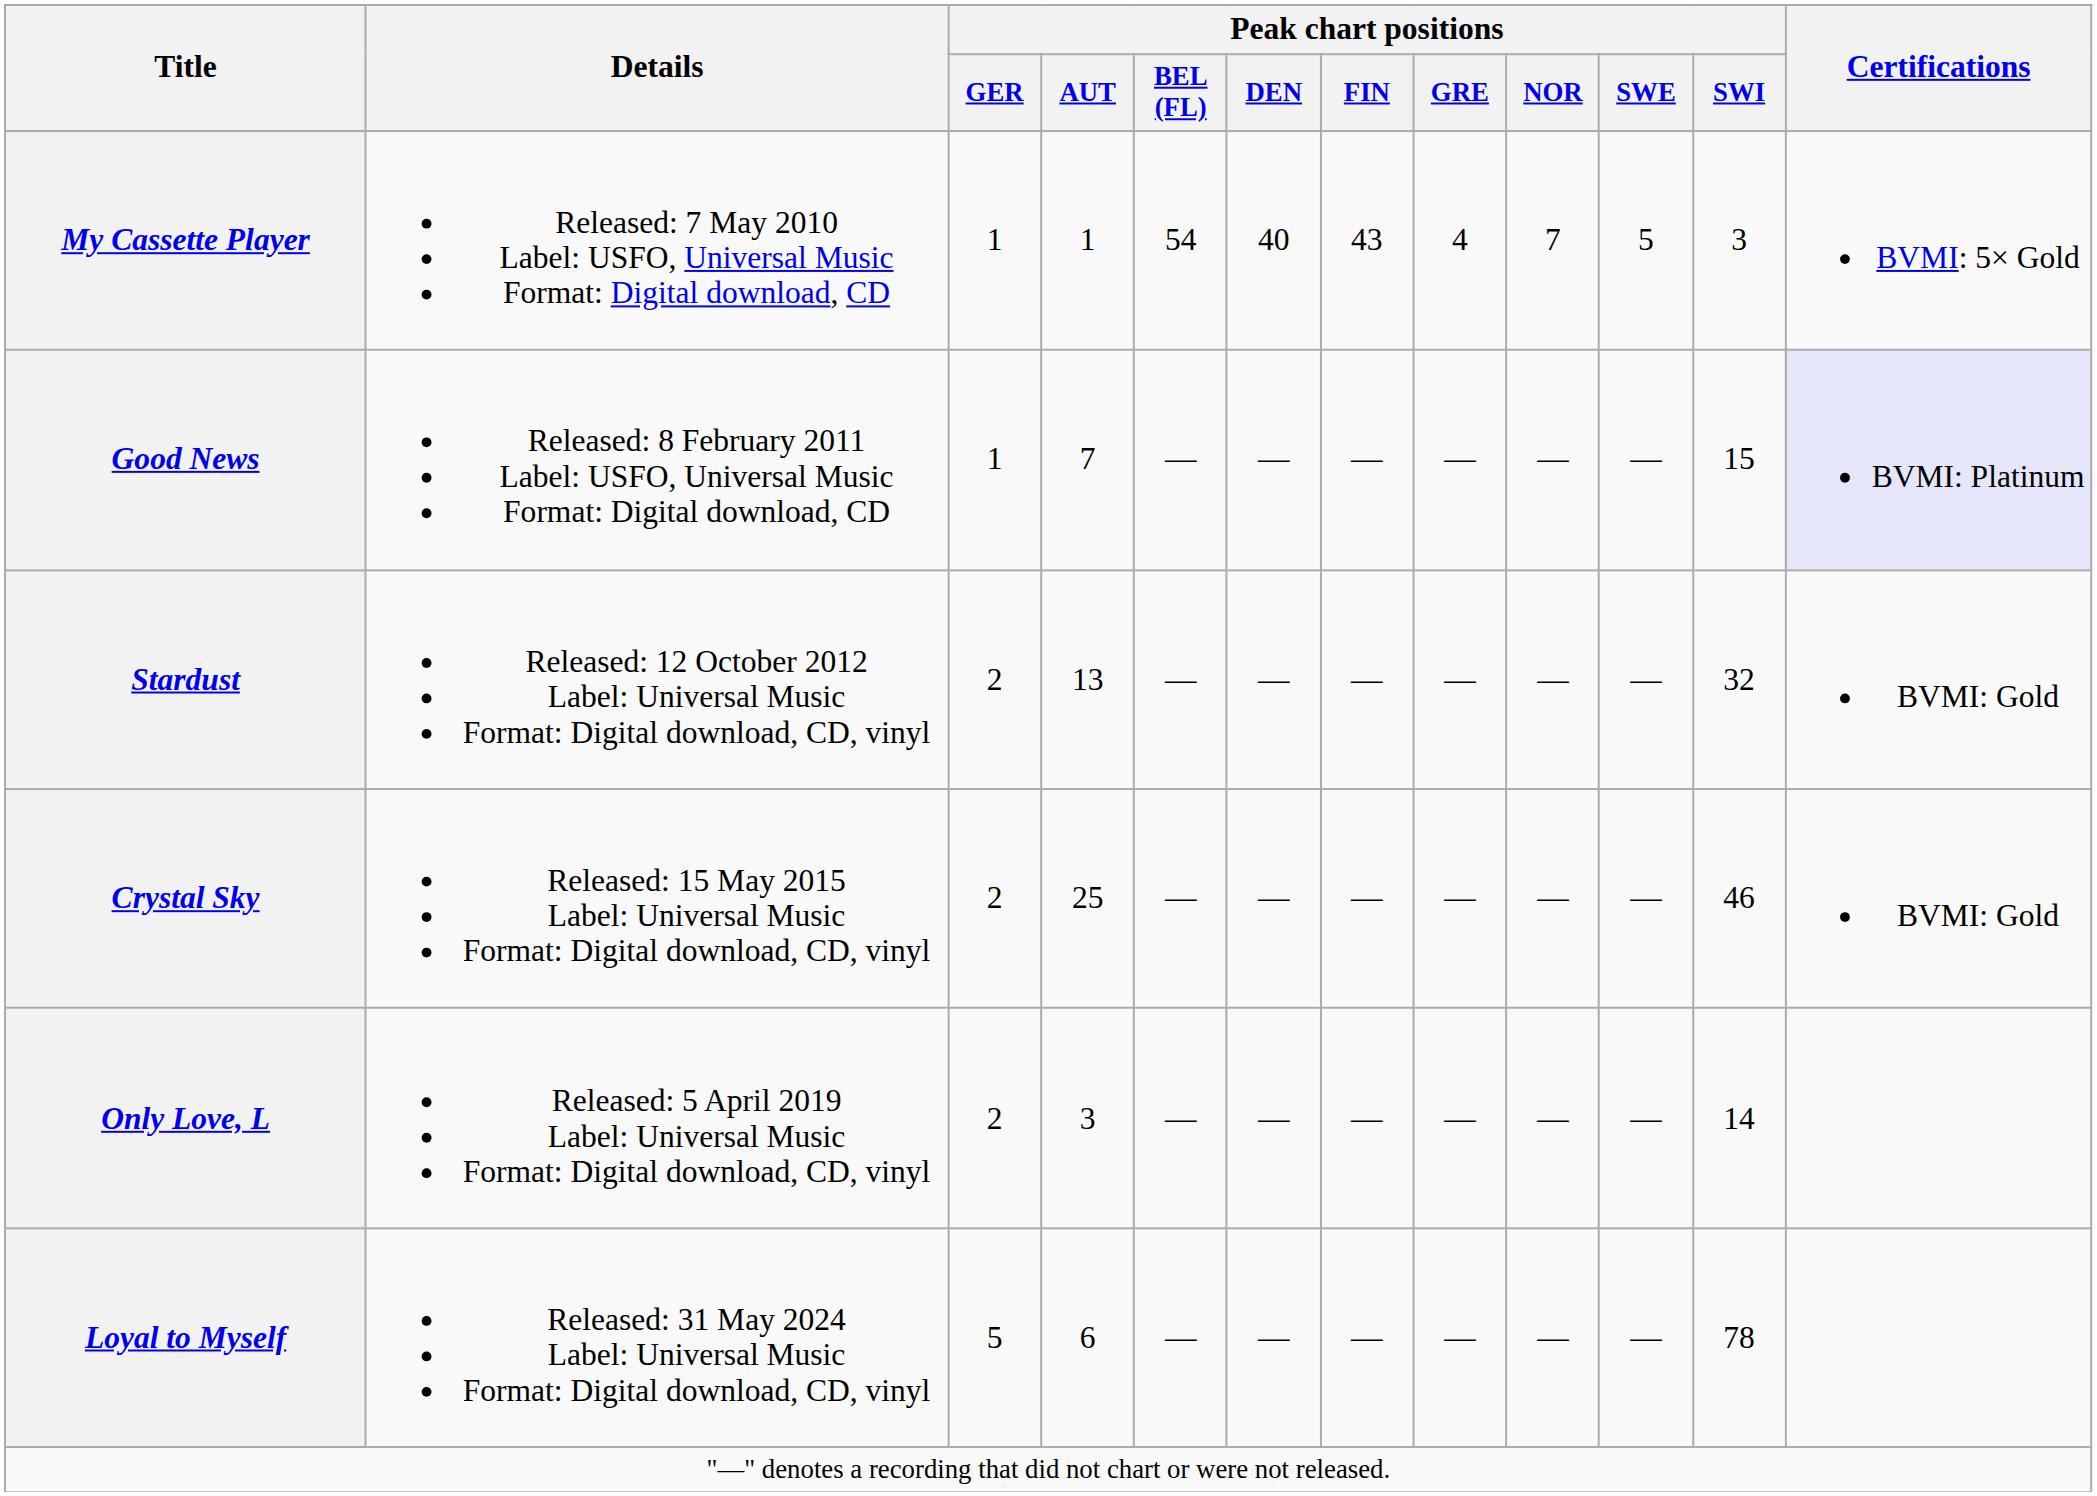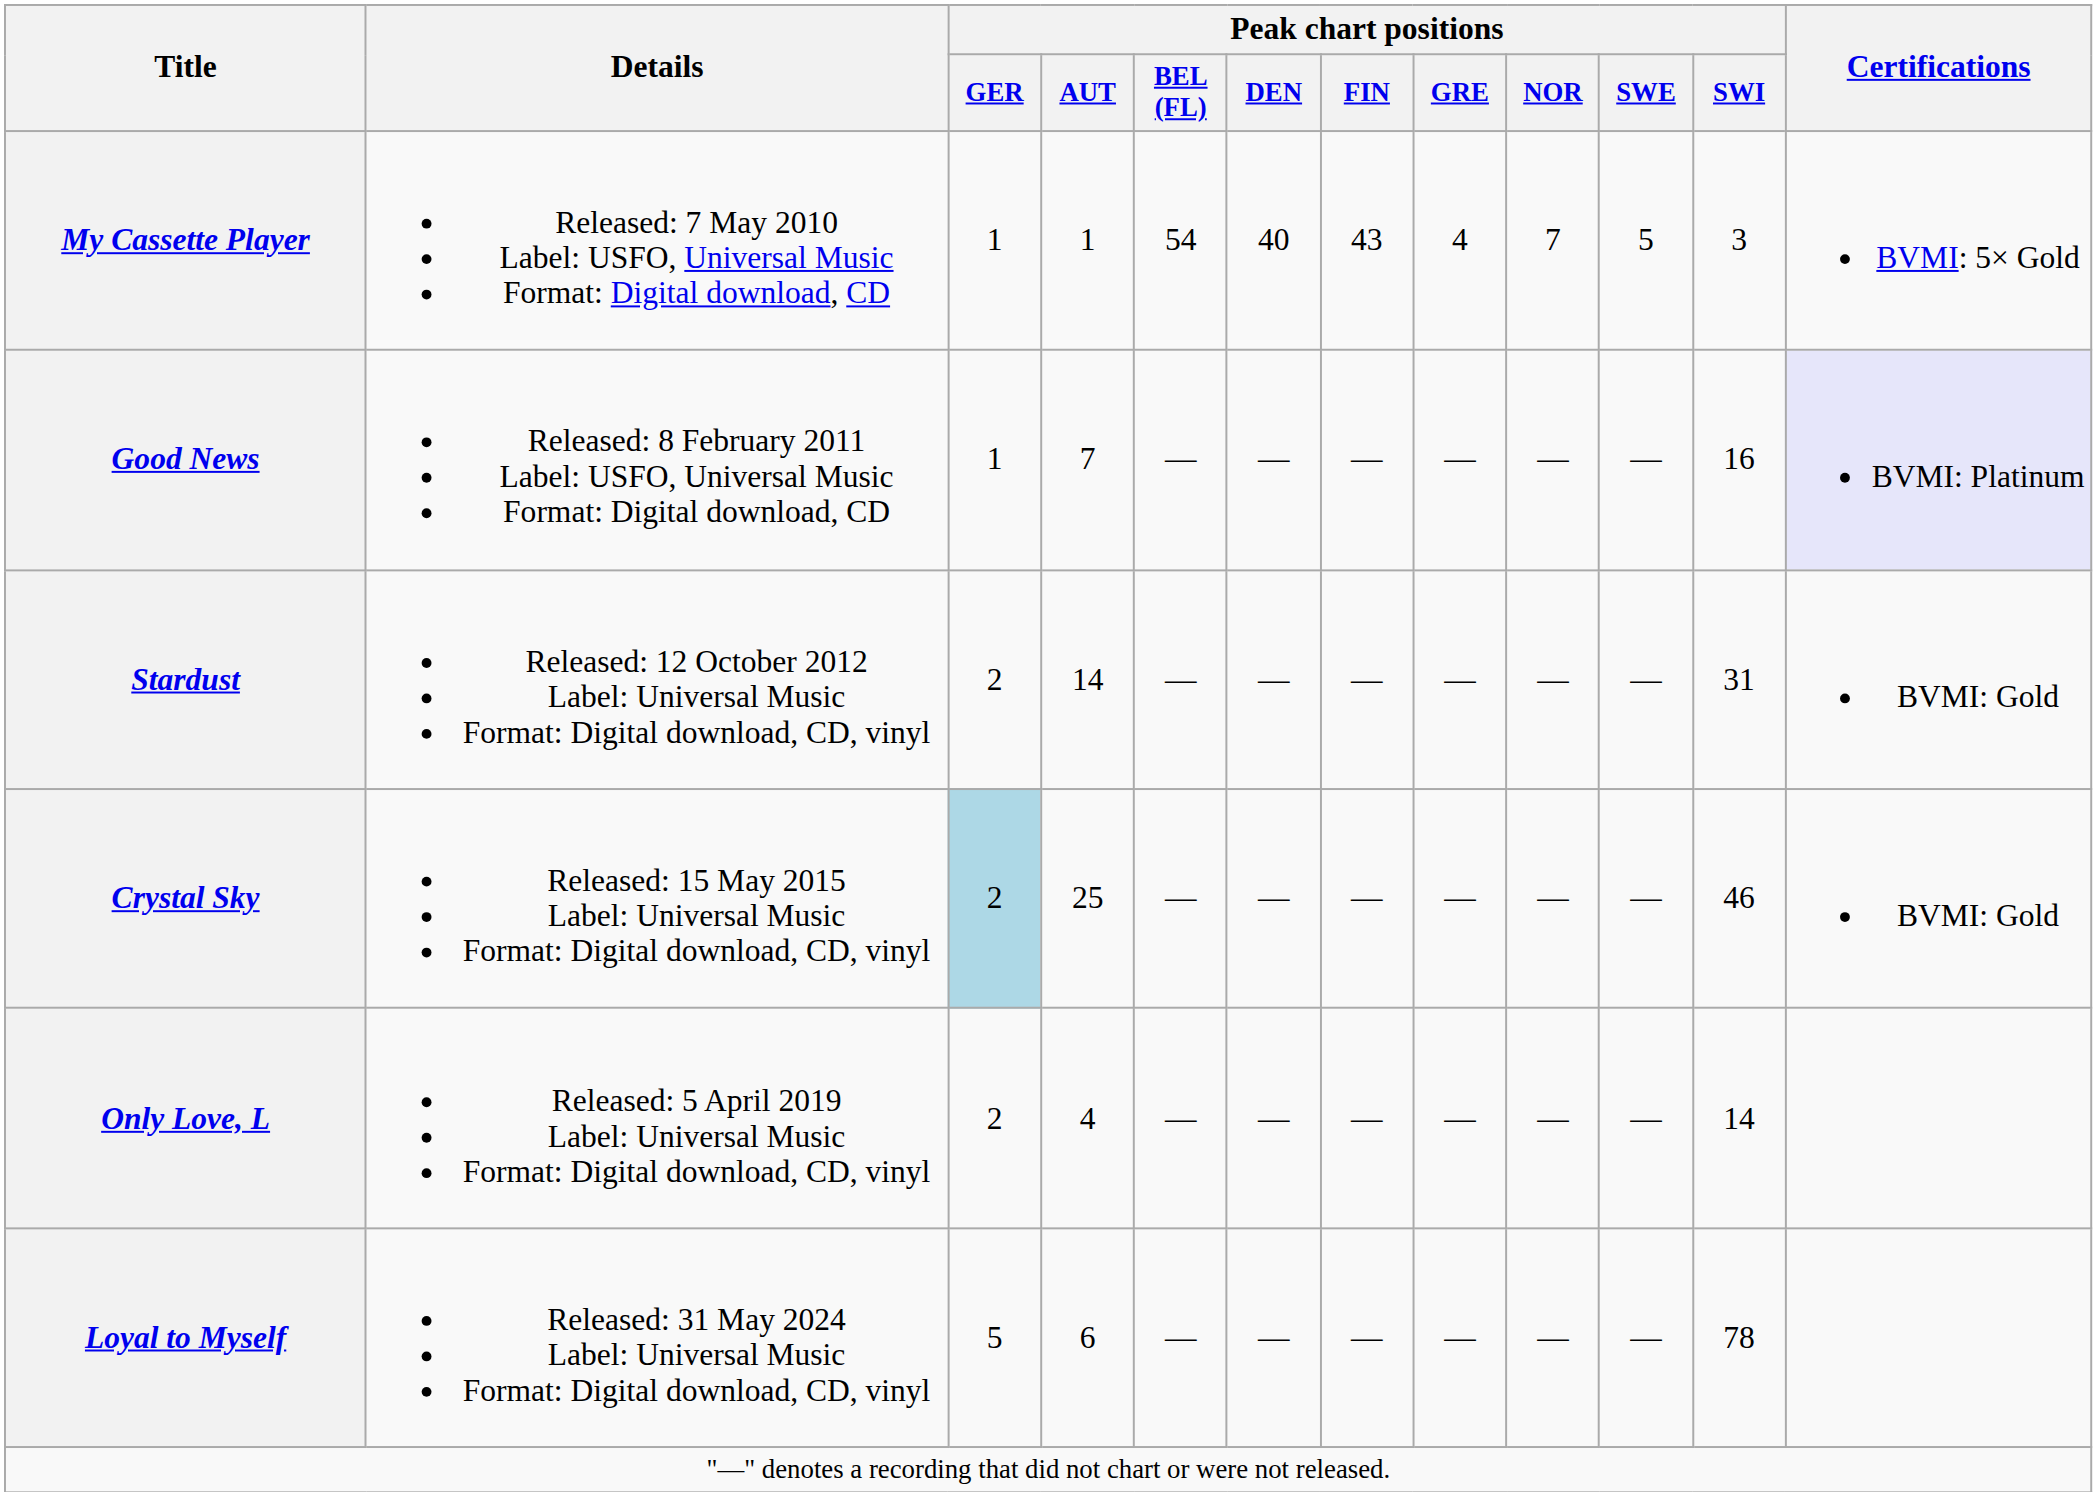(1739, 459) 15 -> (1739, 459) 16
(1088, 678) 13 -> (1088, 678) 14
(1739, 678) 32 -> (1739, 678) 31
(995, 898) no background -> (995, 898) lightblue background
(1088, 1117) 3 -> (1088, 1117) 4
